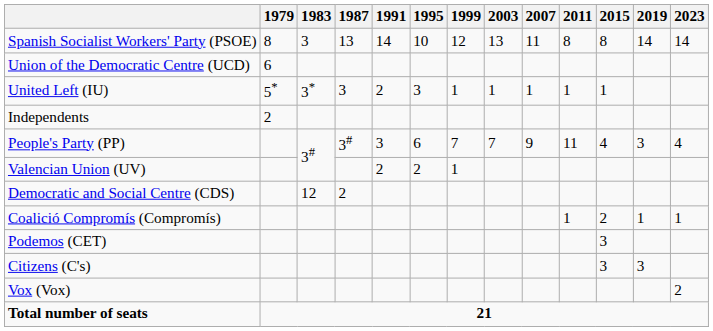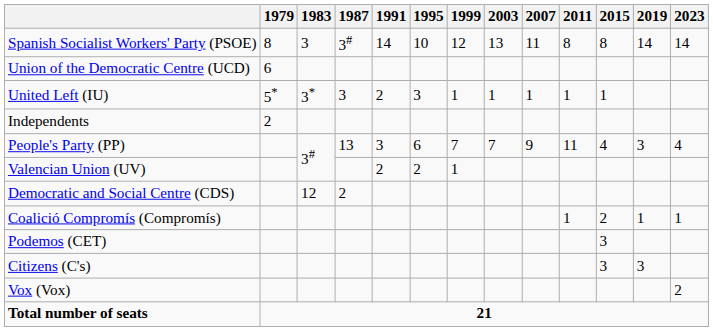(346, 40) 13 -> (345, 42) 3#
(345, 143) 3# -> (346, 145) 13
